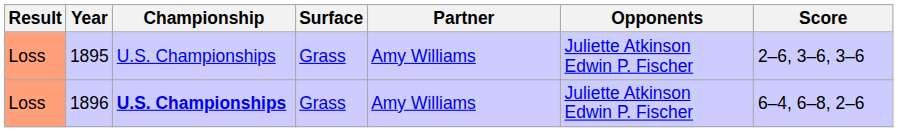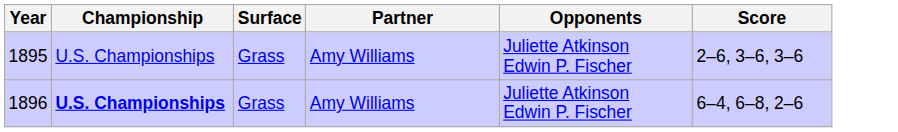- column: (35, 18)
